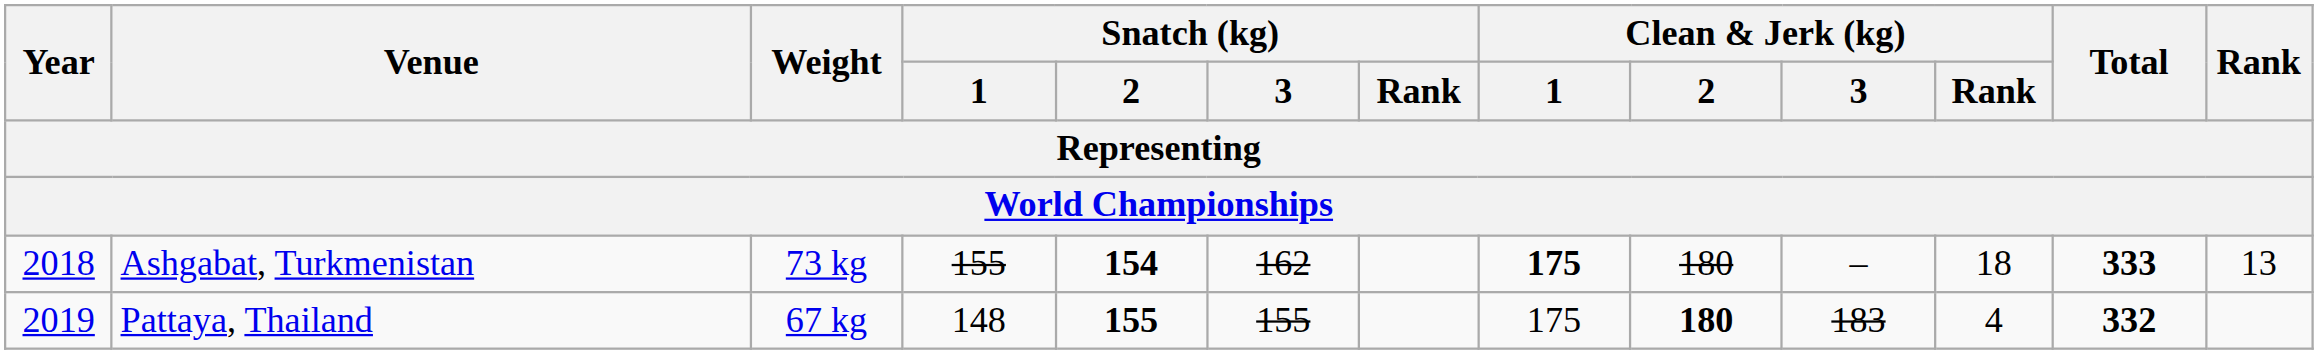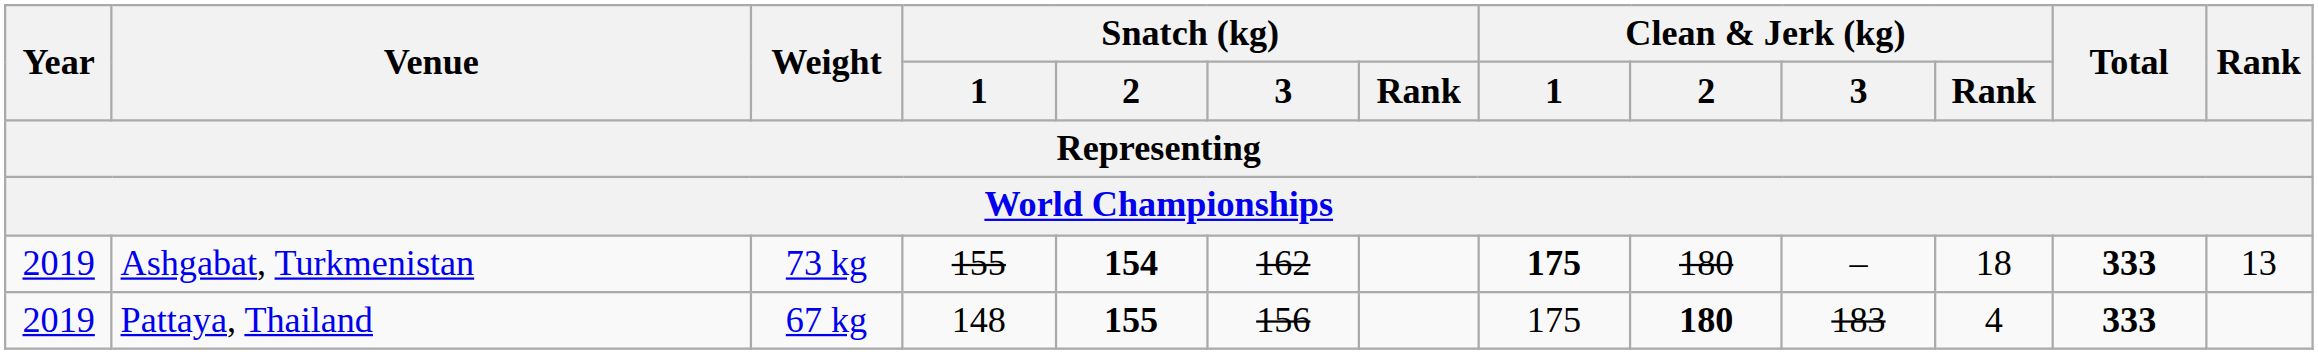(59, 262) 2018 -> (59, 262) 2019
(1283, 319) 155 -> (1283, 319) 156
(2129, 319) 332 -> (2129, 319) 333
